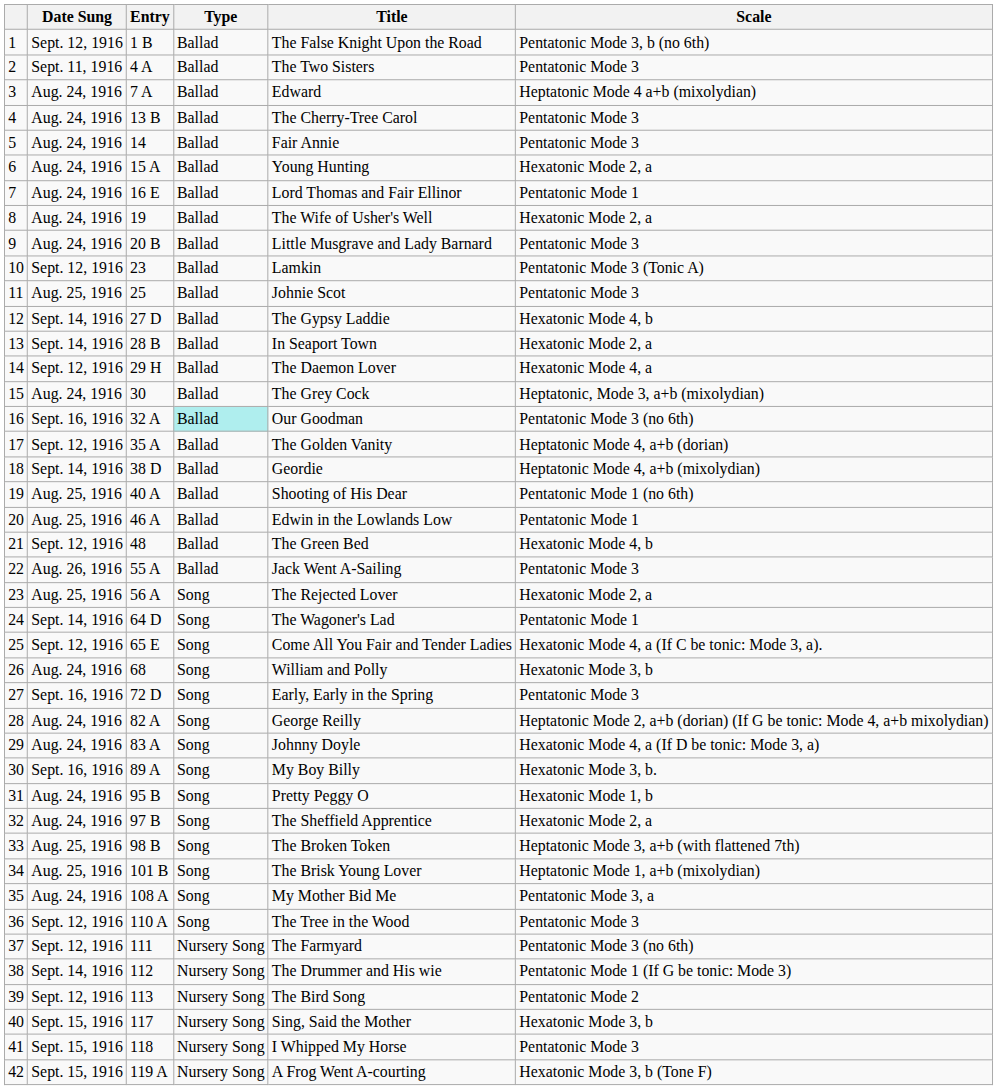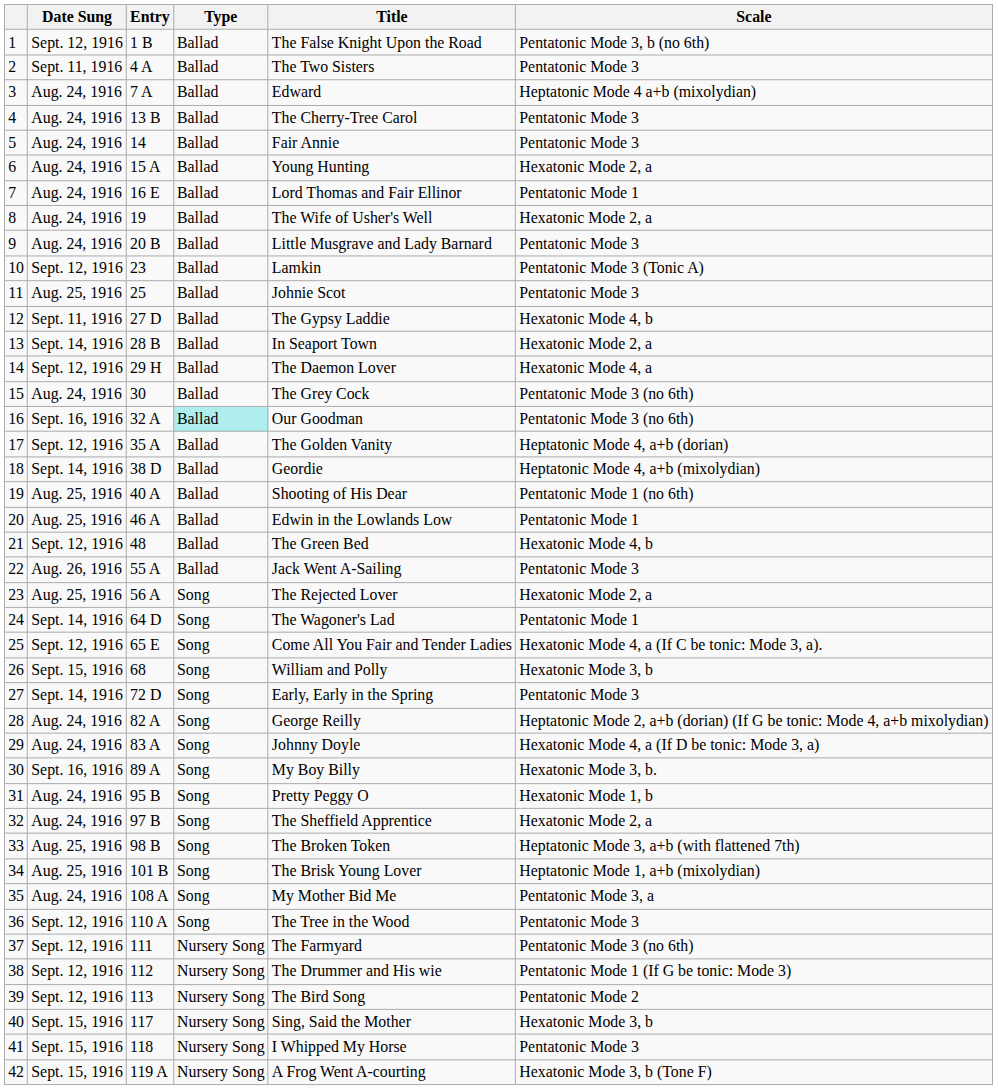(77, 318) Sept. 14, 1916 -> (77, 318) Sept. 11, 1916
(642, 393) Heptatonic, Mode 3, a+b (mixolydian) -> (606, 393) Pentatonic Mode 3 (no 6th)
(77, 670) Aug. 24, 1916 -> (77, 670) Sept. 15, 1916
(77, 695) Sept. 16, 1916 -> (77, 695) Sept. 14, 1916
(77, 971) Sept. 14, 1916 -> (77, 971) Sept. 12, 1916
